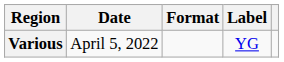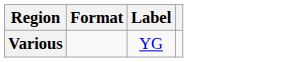- column: (114, 17)
